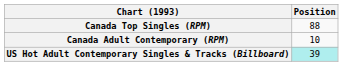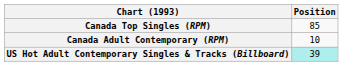(315, 26) 88 -> (315, 26) 85
